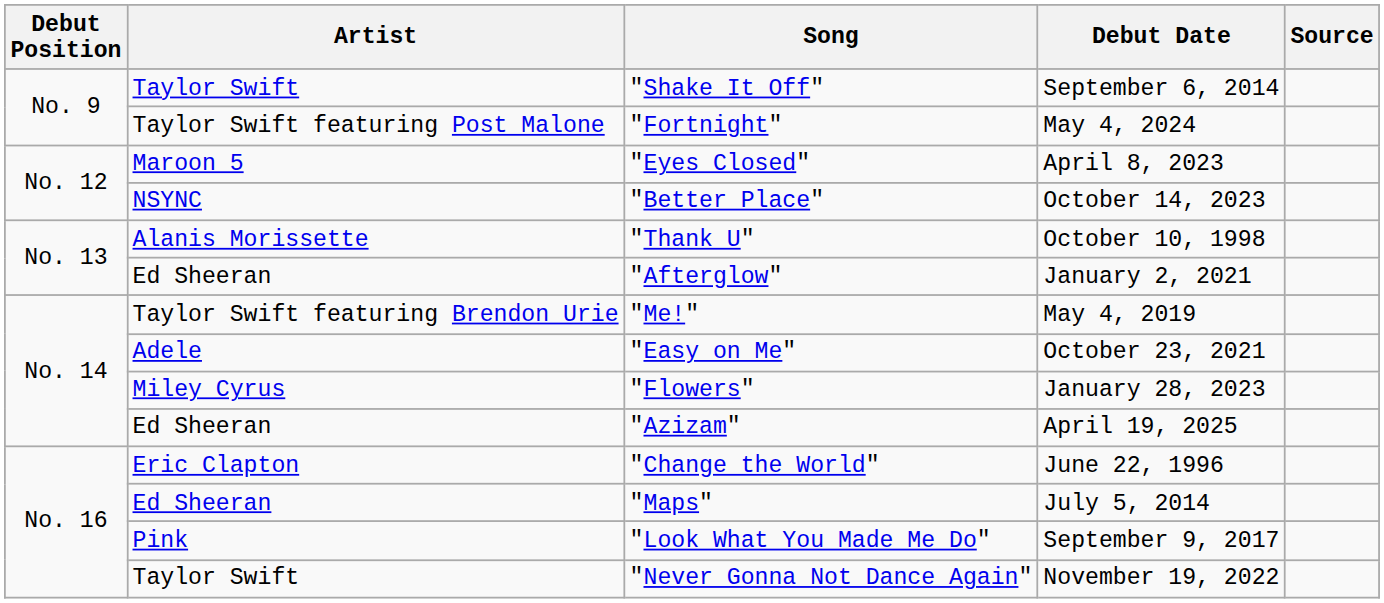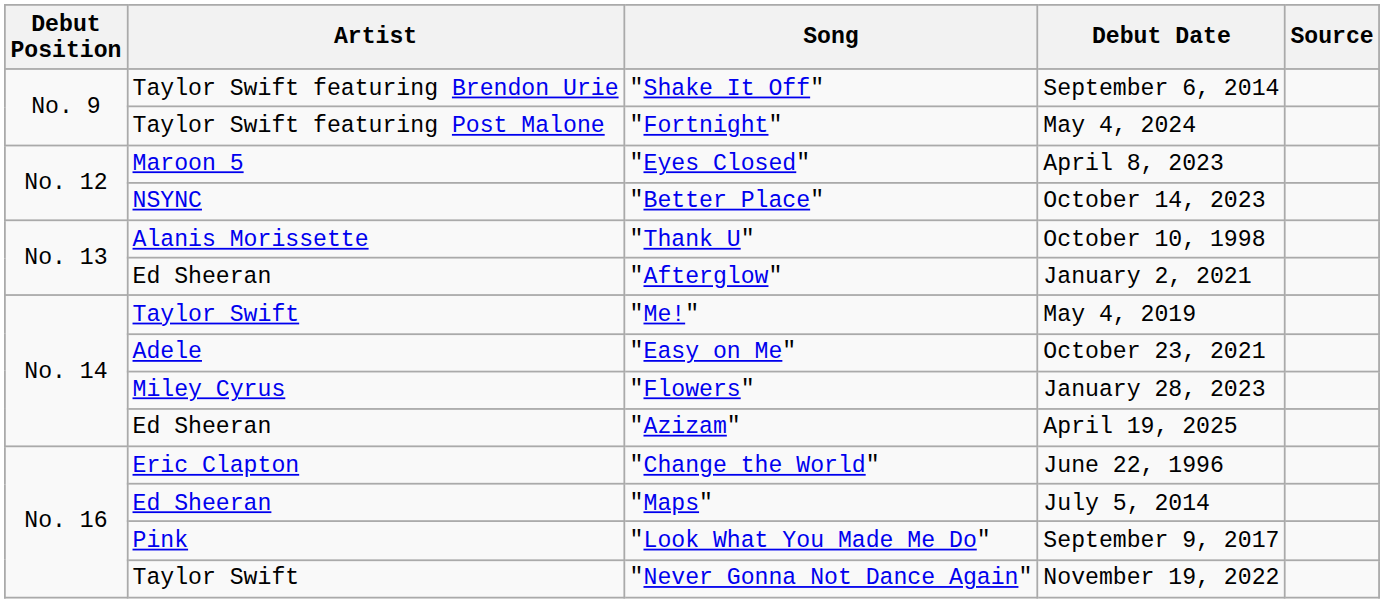(216, 88) Taylor Swift -> (376, 88) Taylor Swift featuring Brendon Urie
(376, 314) Taylor Swift featuring Brendon Urie -> (216, 314) Taylor Swift
